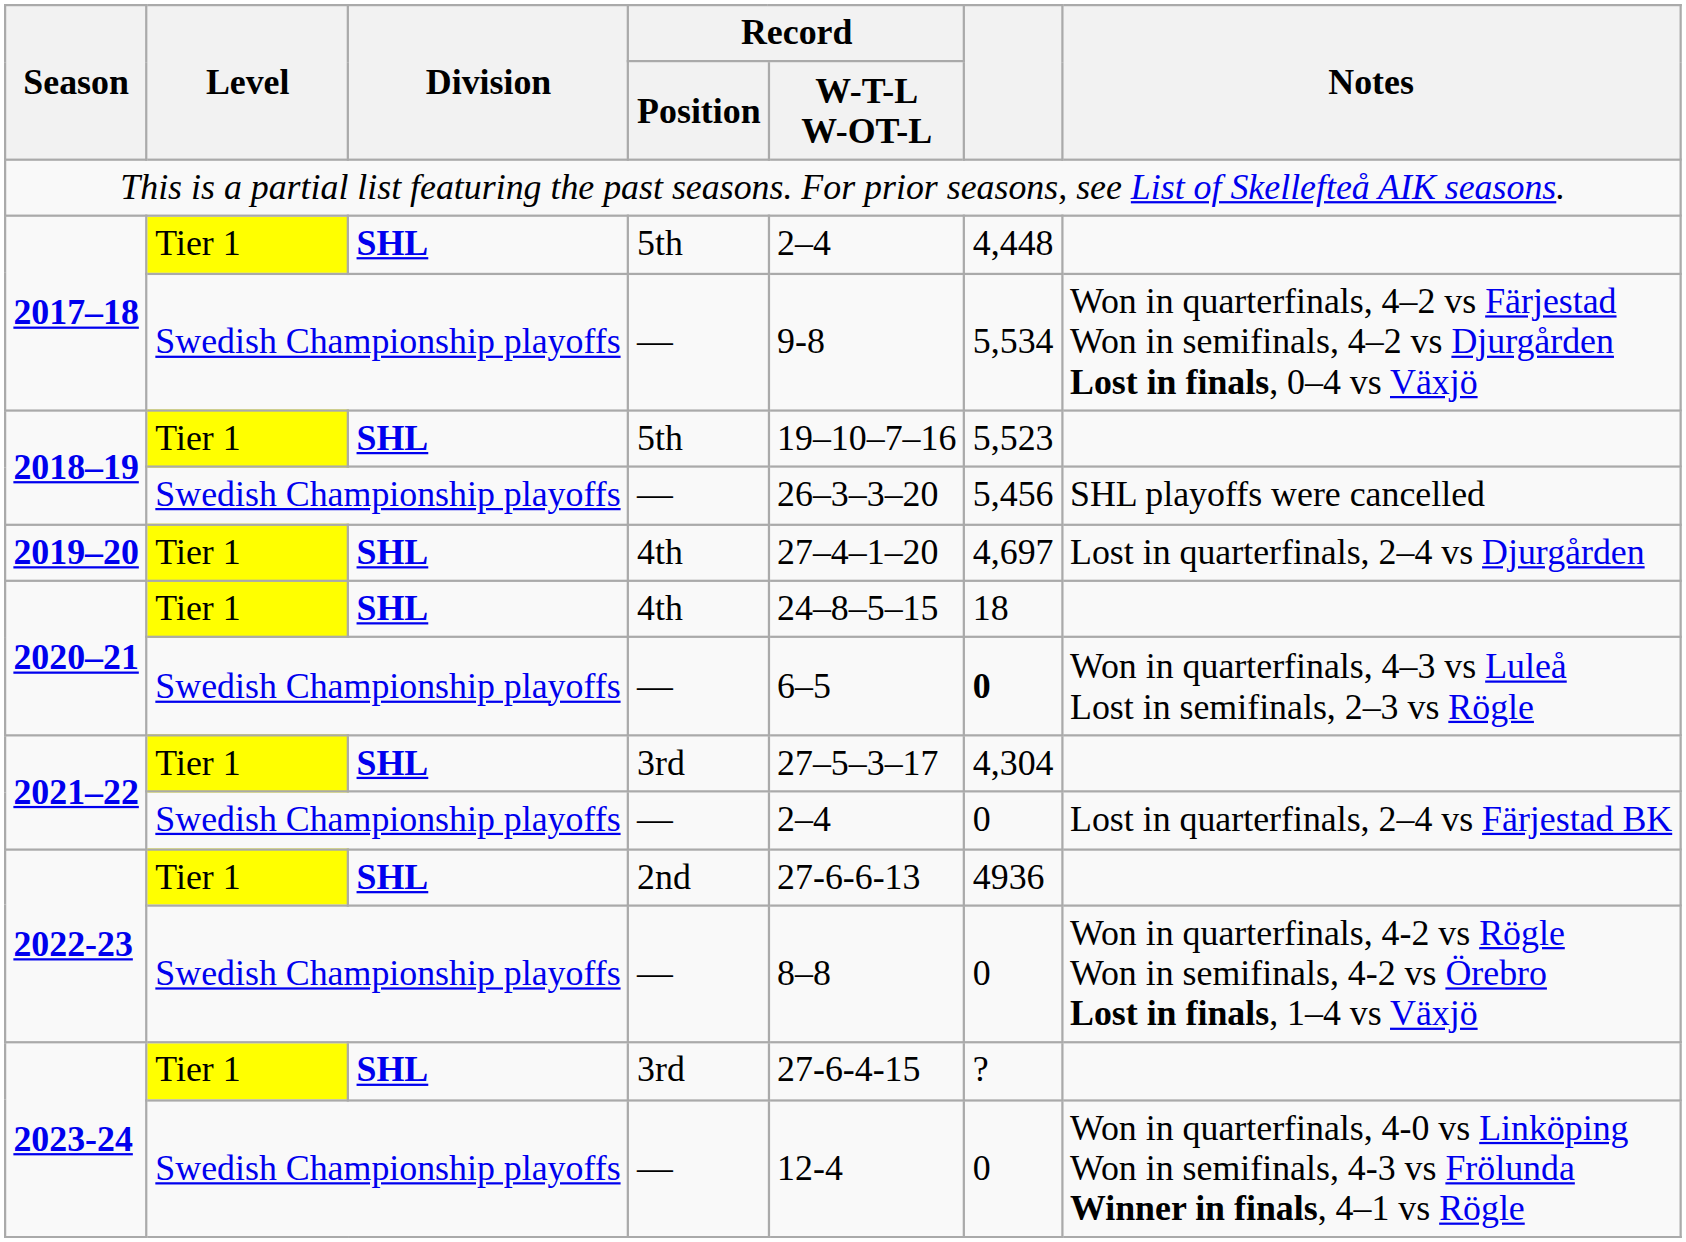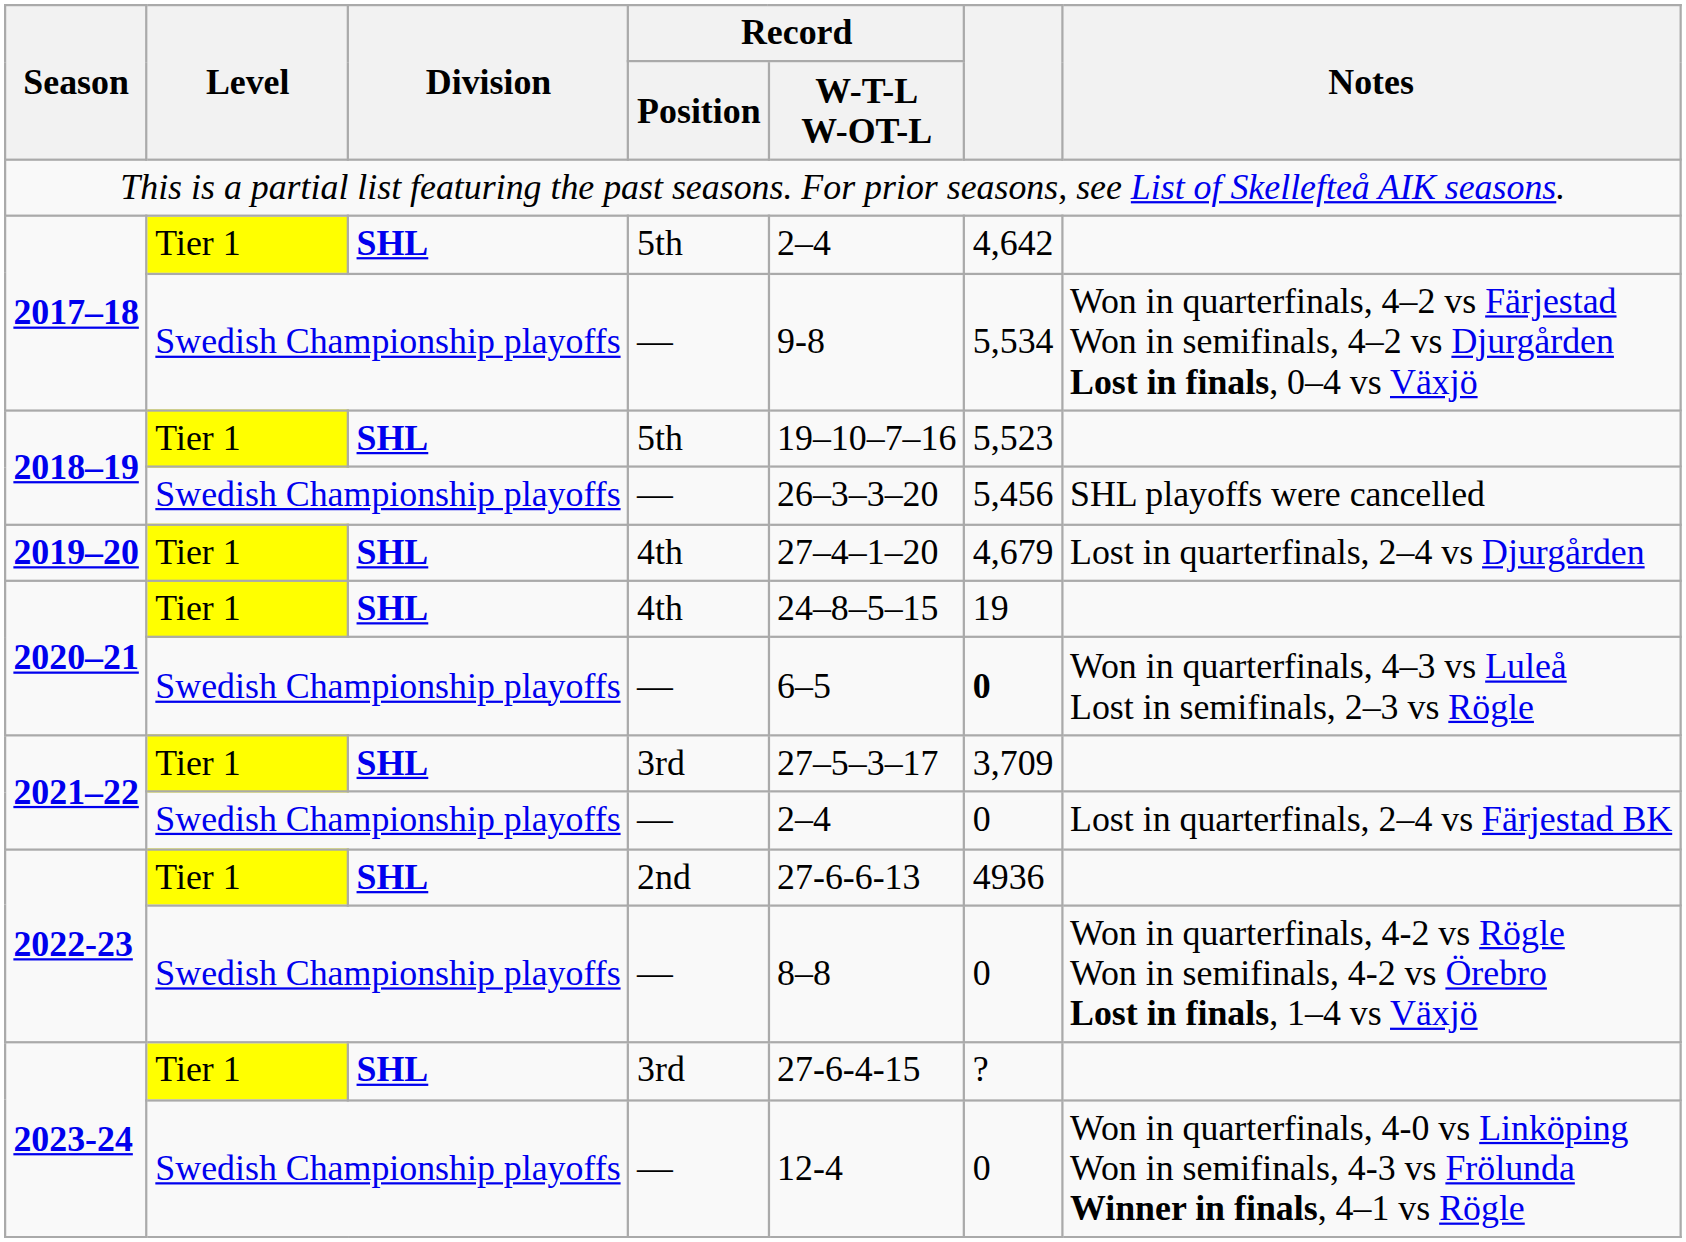(1013, 243) 4,448 -> (1013, 243) 4,642
(1013, 551) 4,697 -> (1013, 551) 4,679
(991, 608) 18 -> (991, 608) 19
(1013, 762) 4,304 -> (1013, 762) 3,709
